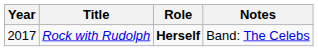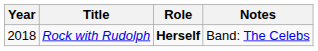(22, 35) 2017 -> (22, 35) 2018
